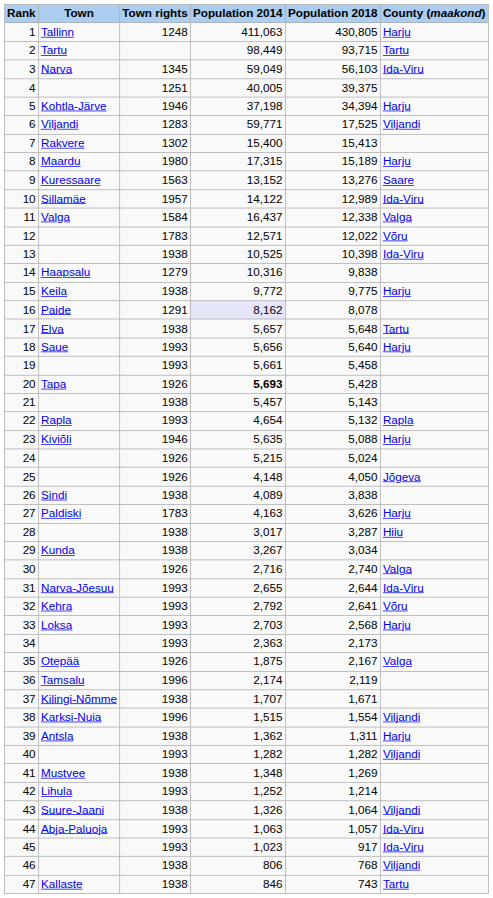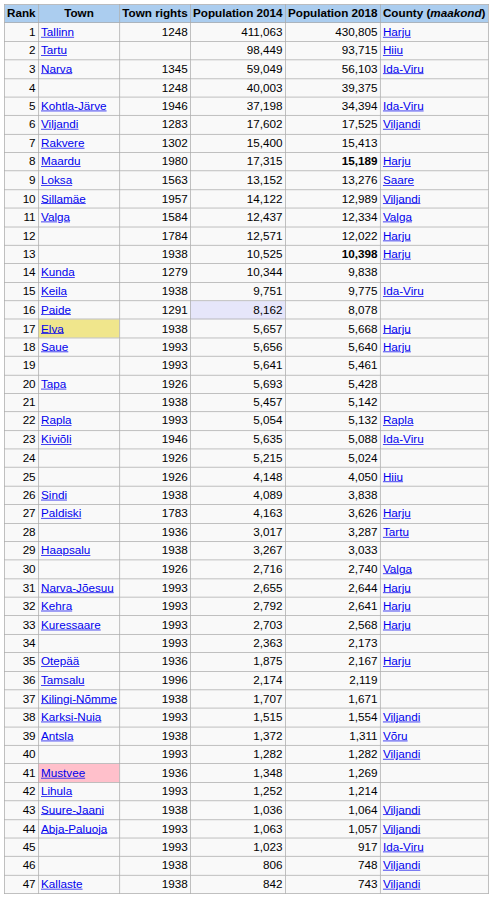(396, 50) Tartu -> (393, 50) Hiiu
(175, 87) 1251 -> (175, 87) 1248
(265, 87) 40,005 -> (265, 87) 40,003
(397, 106) Harju -> (403, 106) Ida-Viru
(265, 124) 59,771 -> (265, 124) 17,602
(360, 161) normal -> (360, 161) bold
(71, 180) Kuressaare -> (57, 180) Loksa
(403, 198) Ida-Viru -> (402, 198) Viljandi
(265, 217) 16,437 -> (265, 217) 12,437
(360, 217) 12,338 -> (360, 217) 12,334
(175, 236) 1783 -> (175, 236) 1784
(395, 236) Võru -> (397, 236) Harju
(360, 254) normal -> (360, 254) bold
(403, 254) Ida-Viru -> (397, 254) Harju
(66, 273) Haapsalu -> (58, 273) Kunda
(265, 273) 10,316 -> (265, 273) 10,344
(268, 291) 9,772 -> (268, 291) 9,751
(397, 291) Harju -> (403, 291) Ida-Viru
(52, 328) no background -> (52, 328) khaki background
(363, 328) 5,648 -> (363, 328) 5,668
(396, 328) Tartu -> (397, 328) Harju
(268, 365) 5,661 -> (268, 365) 5,641
(363, 365) 5,458 -> (363, 365) 5,461
(268, 384) bold -> (268, 384) normal
(363, 402) 5,143 -> (363, 402) 5,142
(268, 421) 4,654 -> (268, 421) 5,054
(397, 439) Harju -> (403, 439) Ida-Viru
(402, 476) Jõgeva -> (393, 476) Hiiu
(175, 532) 1938 -> (175, 532) 1936
(393, 532) Hiiu -> (396, 532) Tartu
(58, 550) Kunda -> (66, 550) Haapsalu
(363, 550) 3,034 -> (363, 550) 3,033
(403, 587) Ida-Viru -> (397, 587) Harju
(395, 606) Võru -> (397, 606) Harju
(57, 625) Loksa -> (71, 625) Kuressaare
(175, 662) 1926 -> (175, 662) 1936
(397, 662) Valga -> (397, 662) Harju
(175, 717) 1996 -> (175, 717) 1993
(268, 736) 1,362 -> (268, 736) 1,372
(397, 736) Harju -> (395, 736) Võru
(63, 773) no background -> (63, 773) pink background
(175, 773) 1938 -> (175, 773) 1936
(268, 810) 1,326 -> (268, 810) 1,036
(403, 828) Ida-Viru -> (402, 828) Viljandi
(368, 865) 768 -> (368, 865) 748
(273, 884) 846 -> (273, 884) 842
(396, 884) Tartu -> (402, 884) Viljandi
